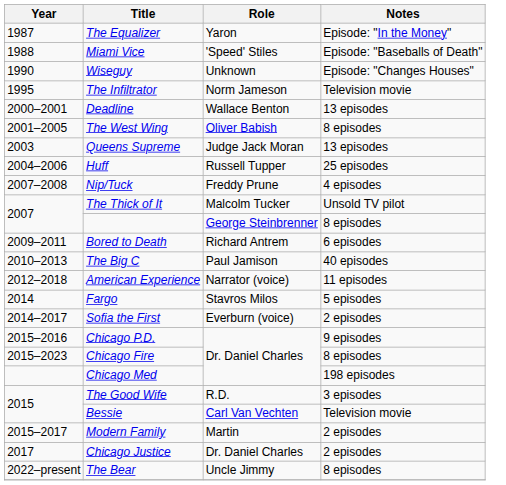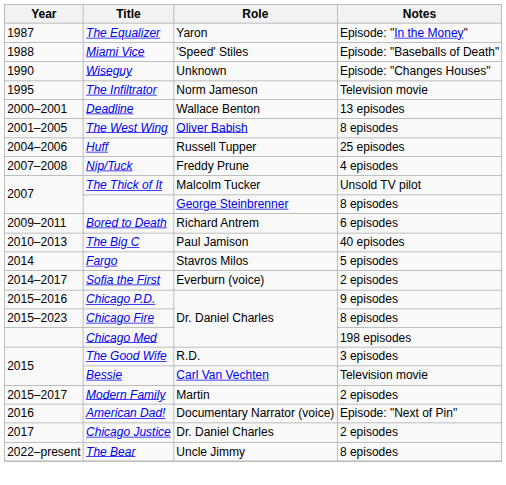- row: (20, 147)
- row: (37, 280)
+ row: (20, 413)
